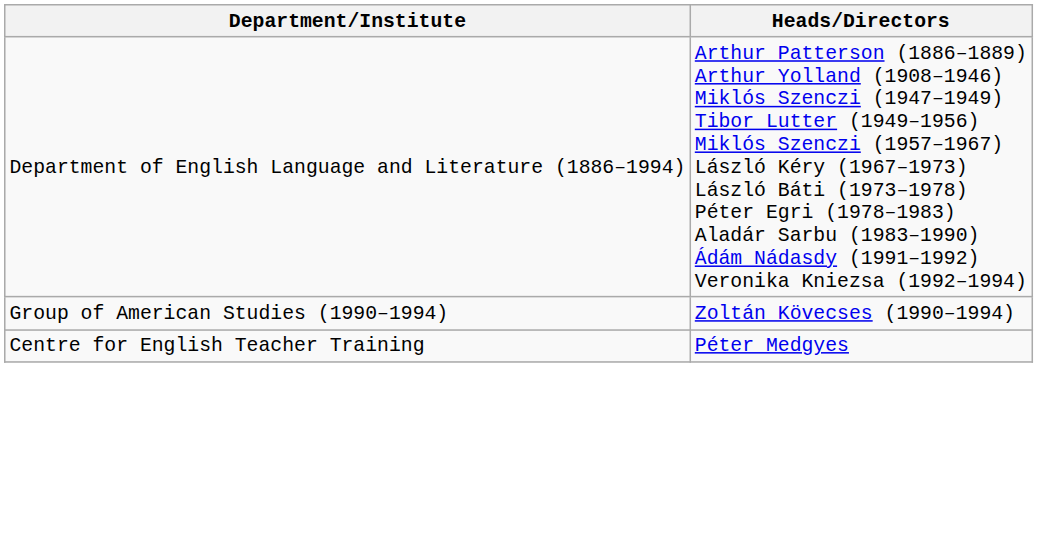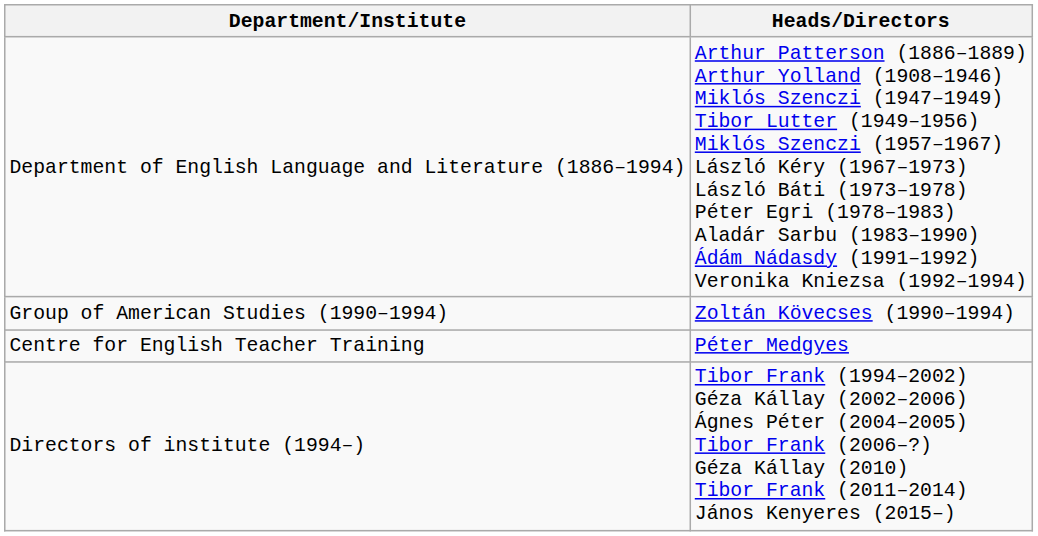+ row: (187, 446)
